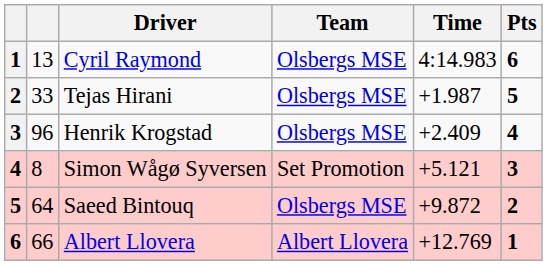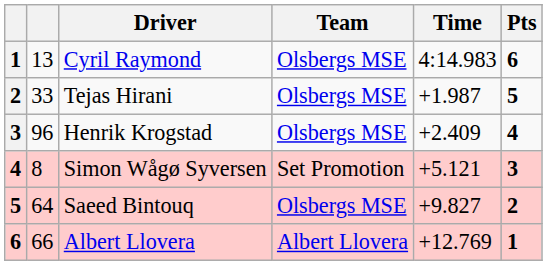(450, 205) +9.872 -> (450, 205) +9.827
